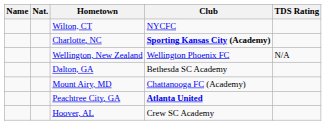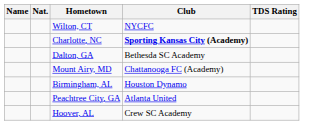- row: (98, 55)
+ row: (82, 84)
(175, 99) bold -> (150, 99) normal
